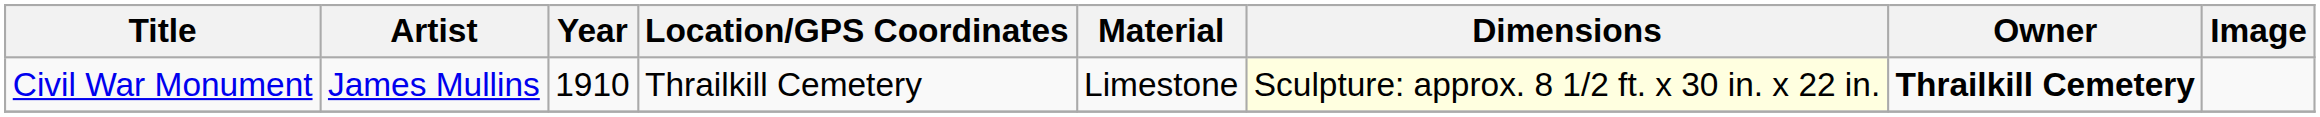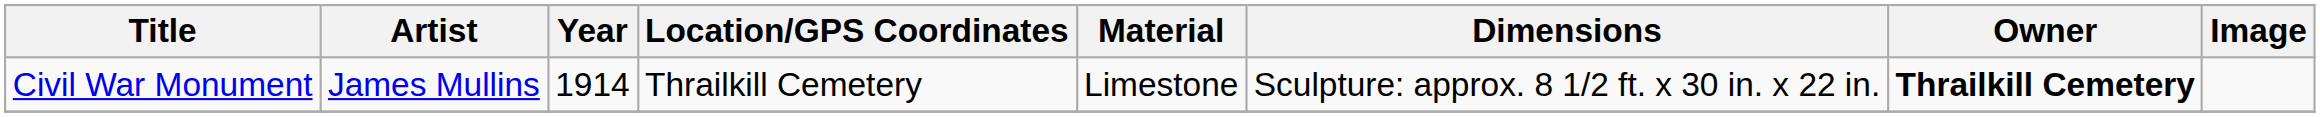(592, 84) 1910 -> (592, 84) 1914
(1567, 84) lightyellow background -> (1567, 84) no background
